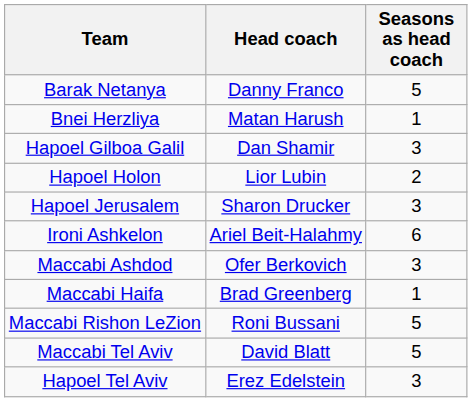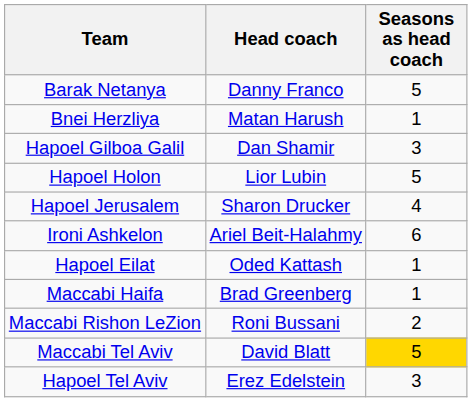(416, 177) 2 -> (416, 177) 5
(416, 206) 3 -> (416, 206) 4
- row: (105, 264)
+ row: (105, 264)
(416, 323) 5 -> (416, 323) 2
(416, 352) no background -> (416, 352) gold background
